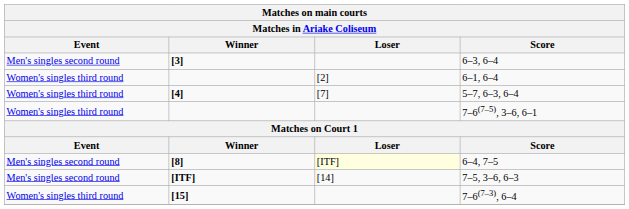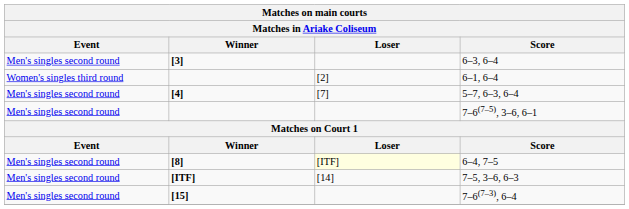(65, 93) Women's singles third round -> (63, 93) Men's singles second round
(65, 111) Women's singles third round -> (63, 111) Men's singles second round
(65, 195) Women's singles third round -> (63, 195) Men's singles second round
